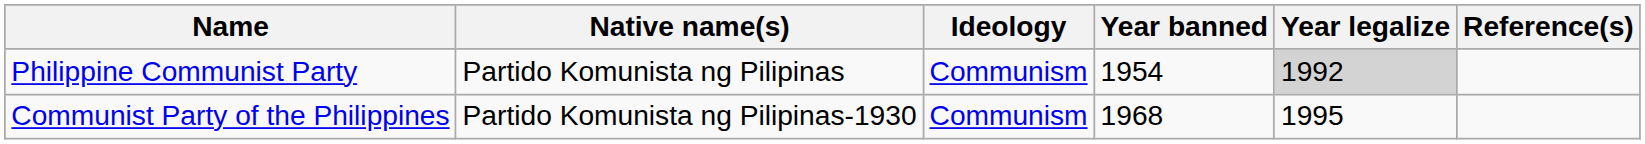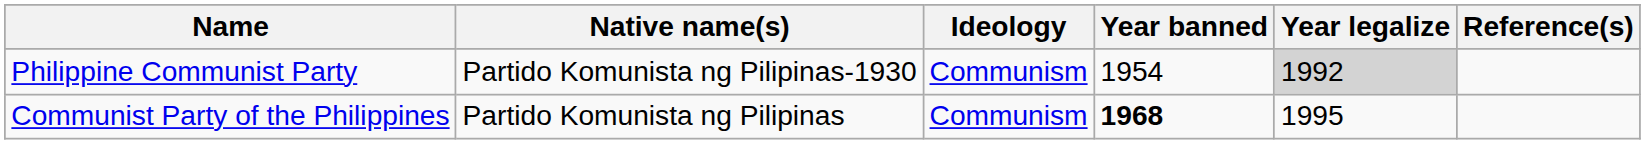(654, 71) Partido Komunista ng Pilipinas -> (690, 71) Partido Komunista ng Pilipinas-1930
(690, 116) Partido Komunista ng Pilipinas-1930 -> (654, 116) Partido Komunista ng Pilipinas
(1132, 116) normal -> (1132, 116) bold
